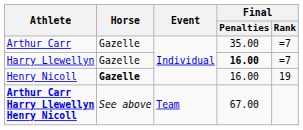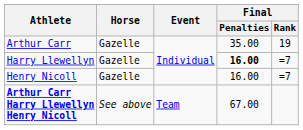(285, 44) =7 -> (285, 44) 19
(120, 77) bold -> (120, 77) normal
(285, 77) 19 -> (285, 77) =7
